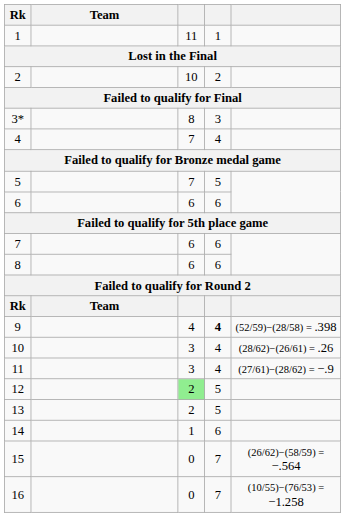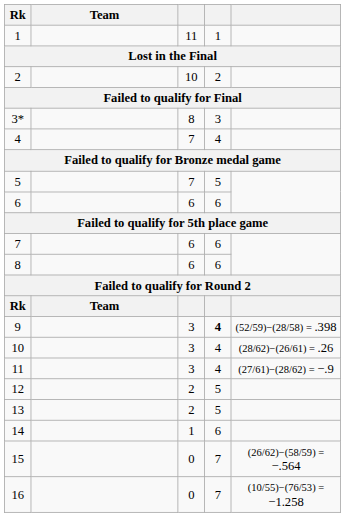(191, 327) 4 -> (191, 327) 3
(191, 389) lightgreen background -> (191, 389) no background
